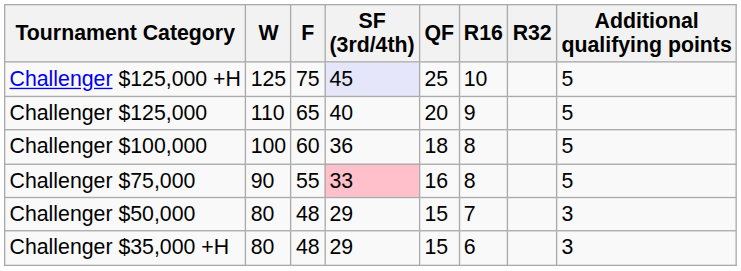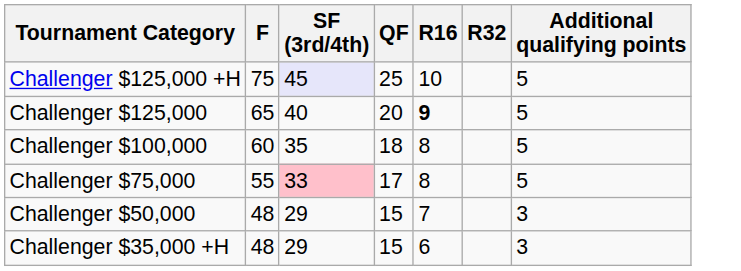- column: (268, 33)
(470, 112) normal -> (424, 112) bold
(341, 146) 36 -> (296, 146) 35
(436, 180) 16 -> (391, 180) 17
